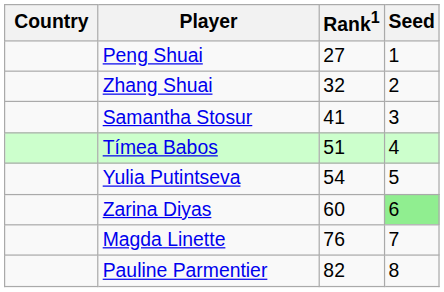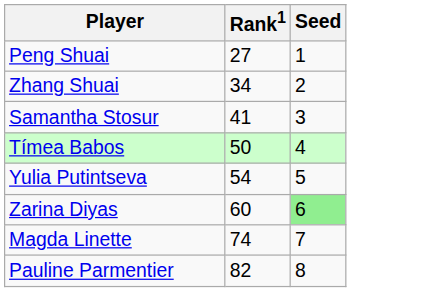- column: (51, 22)
(334, 86) 32 -> (241, 86) 34
(334, 147) 51 -> (241, 147) 50
(334, 240) 76 -> (241, 240) 74
